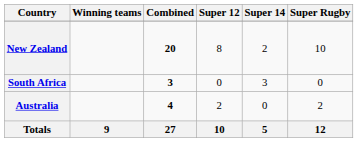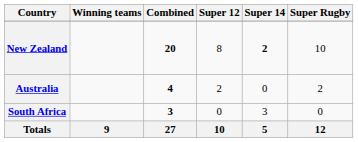(265, 48) normal -> (265, 48) bold
rows swapped: (37, 106) <-> (37, 83)
